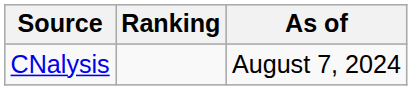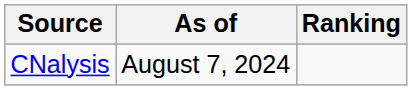columns swapped: (171, 24) <-> (316, 24)
